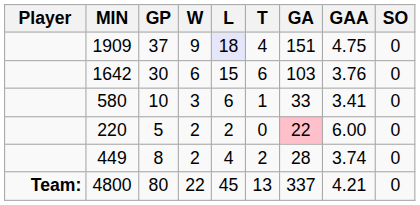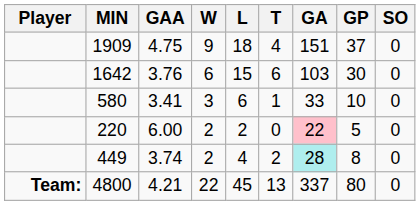columns swapped: (158, 18) <-> (349, 18)
(229, 46) lavender background -> (242, 46) no background
(301, 158) no background -> (315, 158) paleturquoise background
